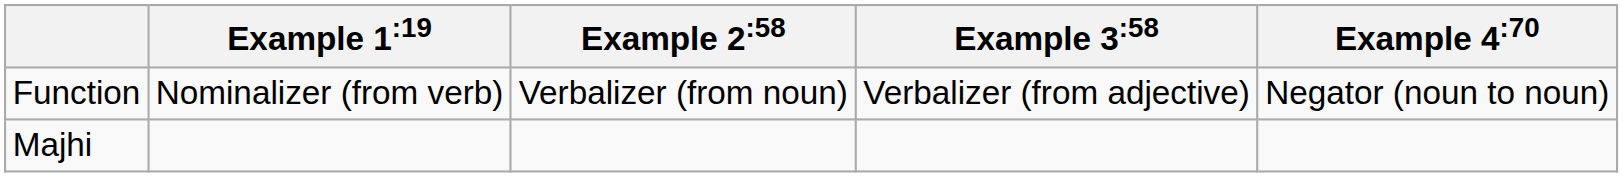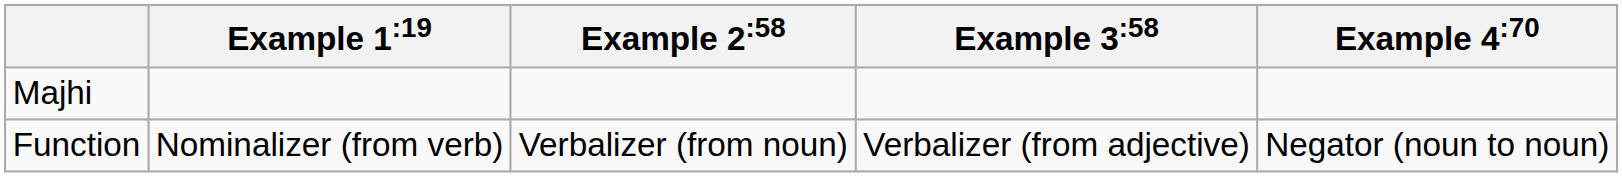rows swapped: (77, 92) <-> (52, 145)
